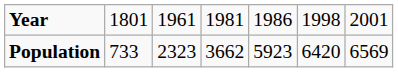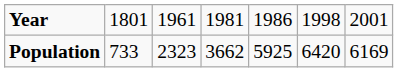(273, 50) 5923 -> (273, 50) 5925
(369, 50) 6569 -> (369, 50) 6169
